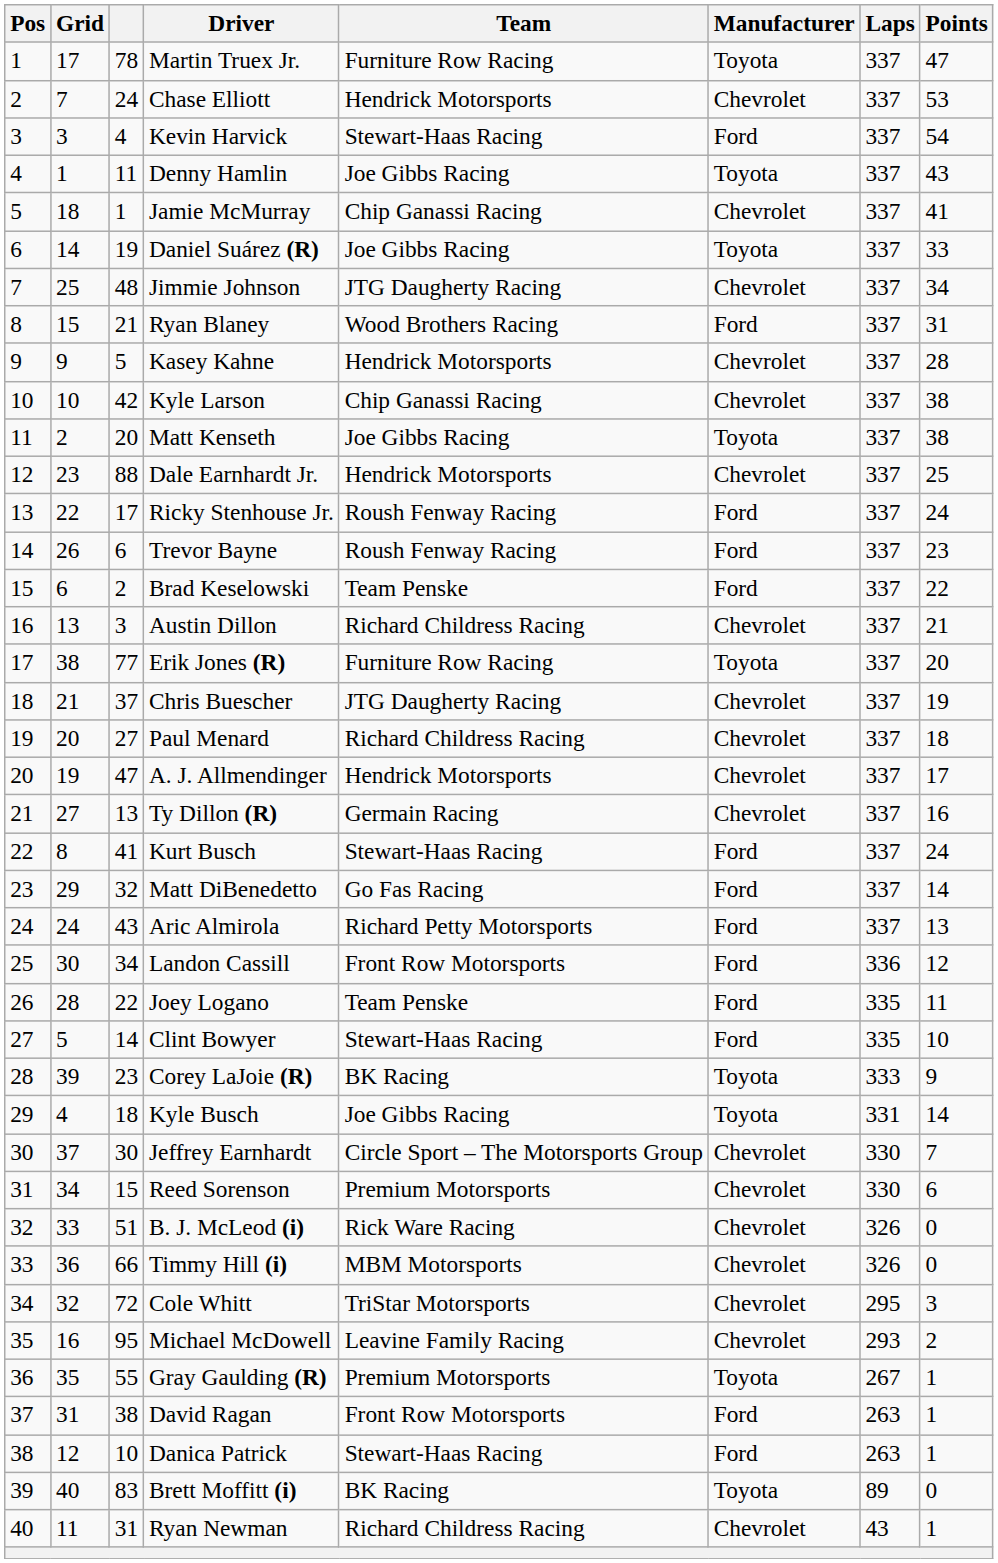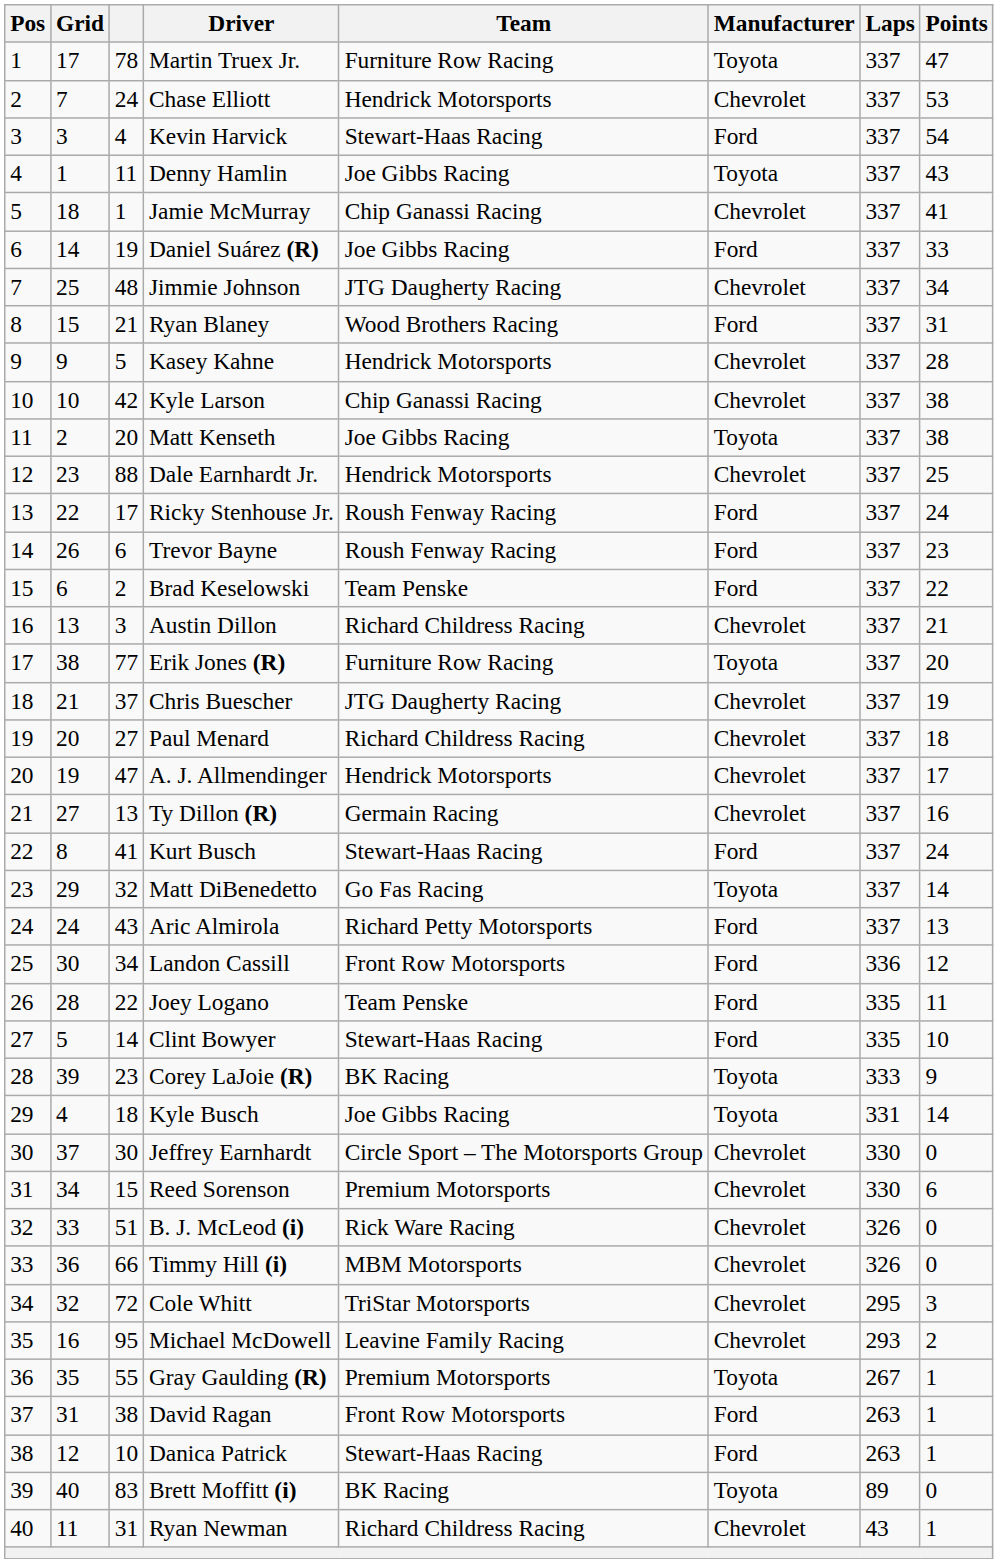(746, 248) Toyota -> (736, 248) Ford
(736, 888) Ford -> (746, 888) Toyota
(931, 1151) 7 -> (931, 1151) 0
